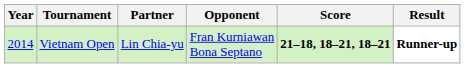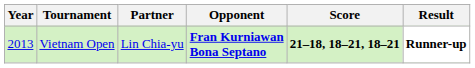(20, 44) 2014 -> (20, 44) 2013
(232, 44) normal -> (237, 44) bold
